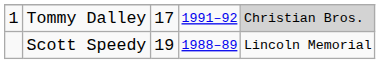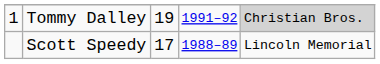(164, 18) 17 -> (164, 18) 19
(164, 45) 19 -> (164, 45) 17
